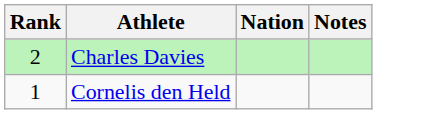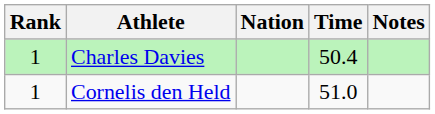+ column: (338, 21)
(35, 56) 2 -> (35, 56) 1
